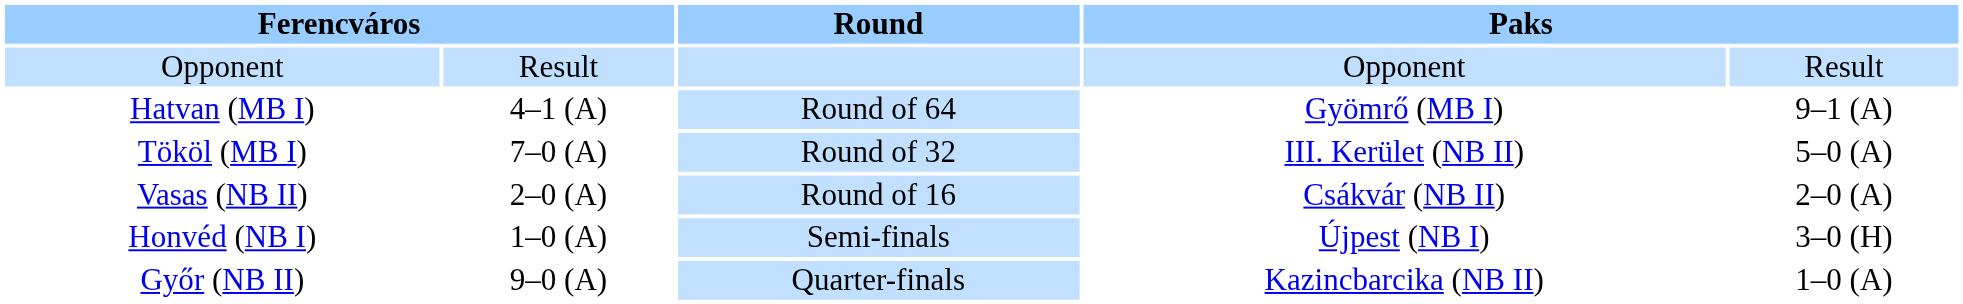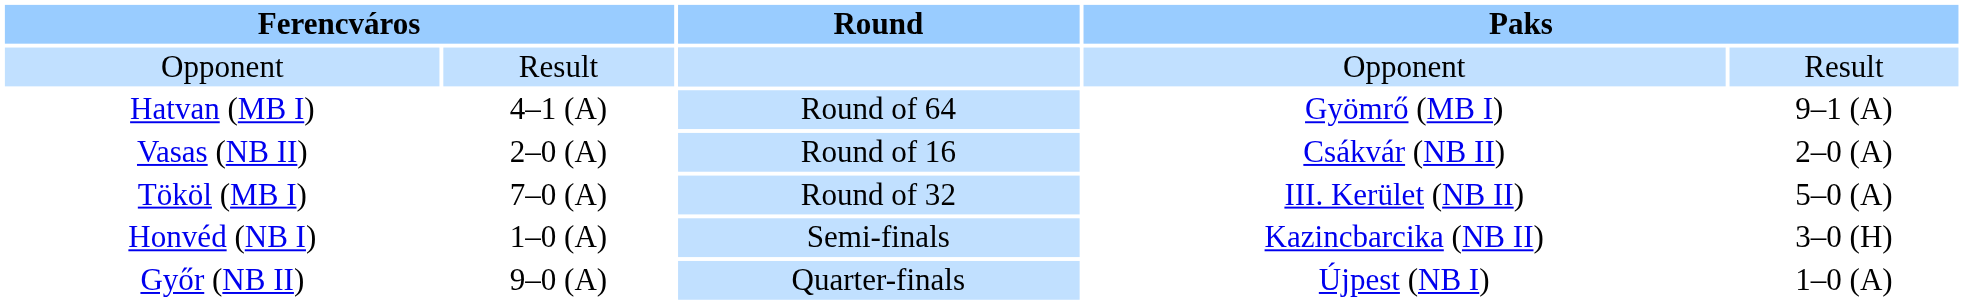rows swapped: (222, 151) <-> (222, 194)
(1404, 237) Újpest (NB I) -> (1404, 237) Kazincbarcika (NB II)
(1404, 279) Kazincbarcika (NB II) -> (1404, 279) Újpest (NB I)
